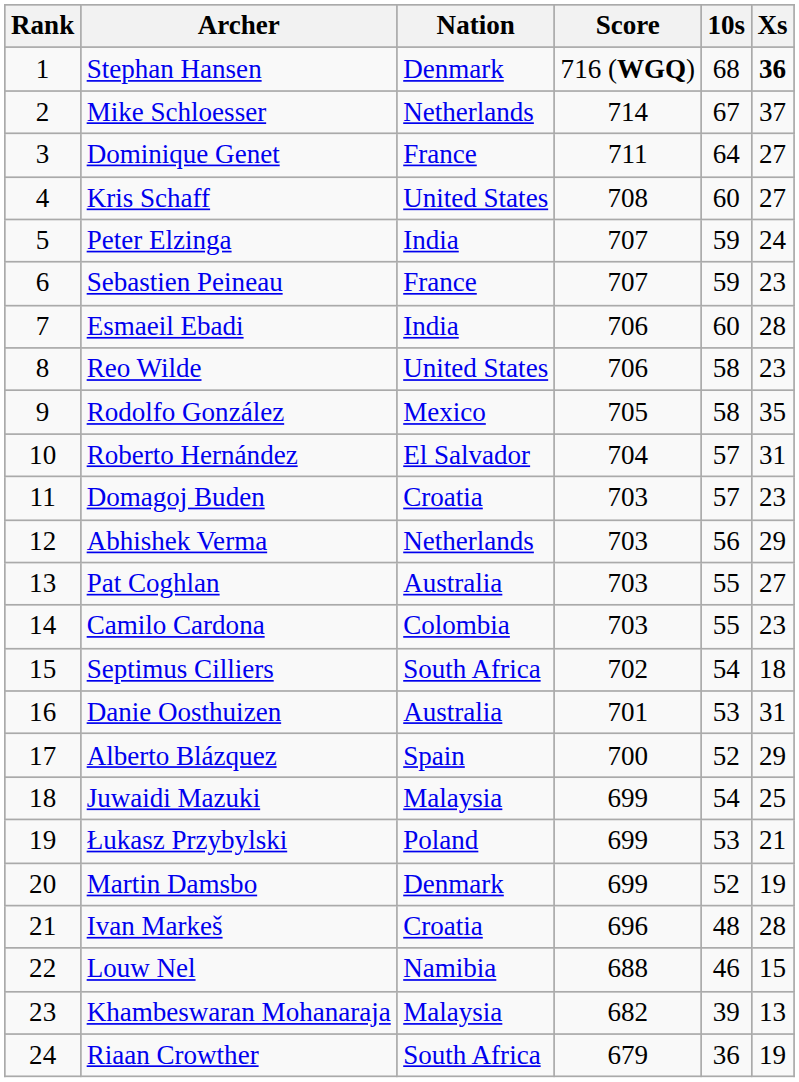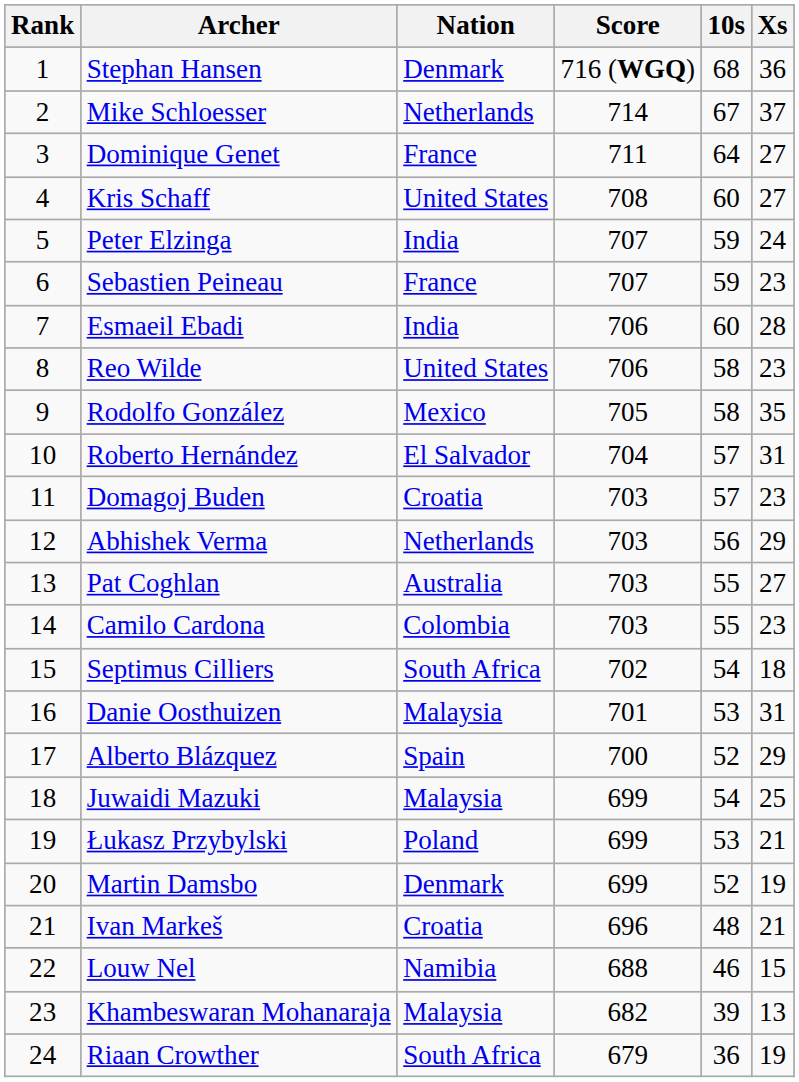(773, 68) bold -> (773, 68) normal
(453, 712) Australia -> (453, 712) Malaysia
(773, 926) 28 -> (773, 926) 21
